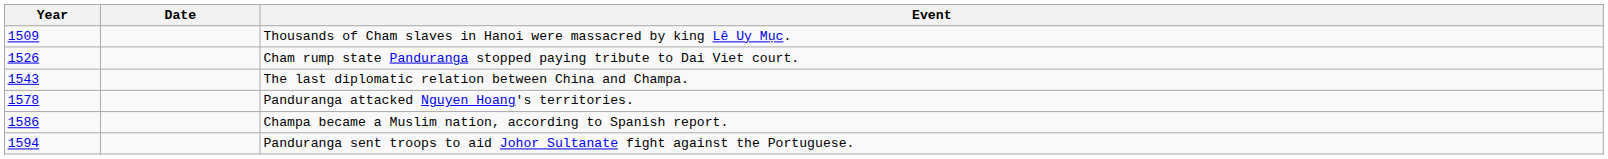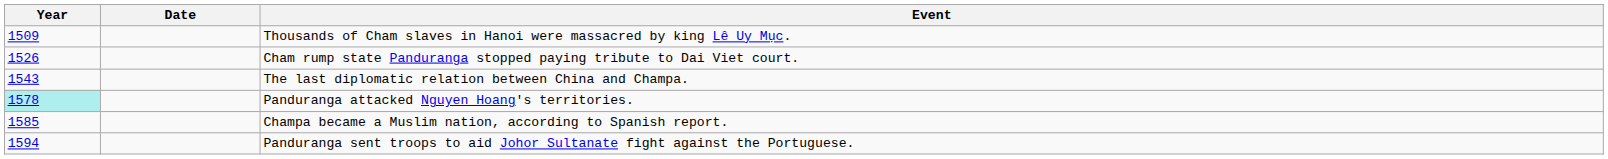(23, 101) no background -> (23, 101) paleturquoise background
(23, 122) 1586 -> (23, 122) 1585
